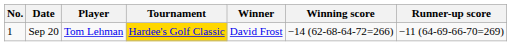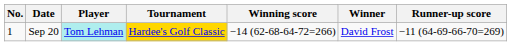columns swapped: (256, 13) <-> (341, 13)
(94, 32) no background -> (94, 32) paleturquoise background
